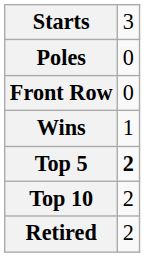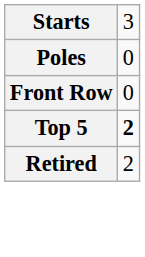- row: (61, 127)
- row: (61, 198)
